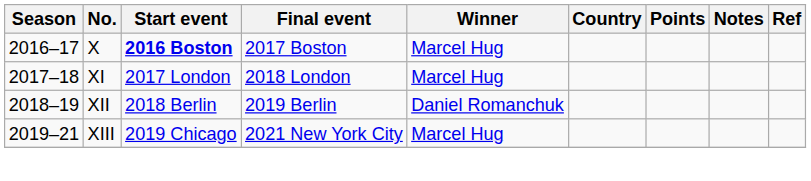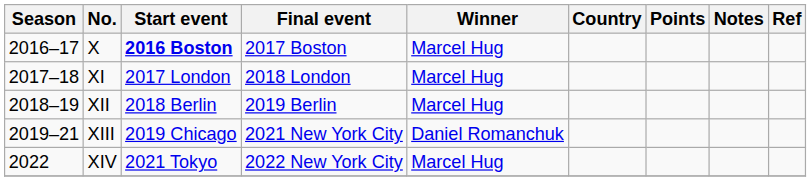(488, 105) Daniel Romanchuk -> (457, 105) Marcel Hug
(457, 134) Marcel Hug -> (488, 134) Daniel Romanchuk
+ row: (102, 162)
